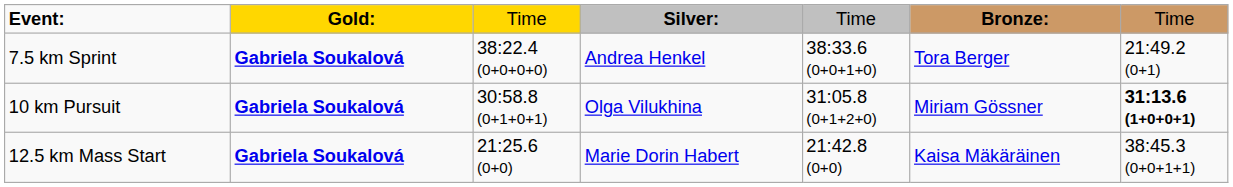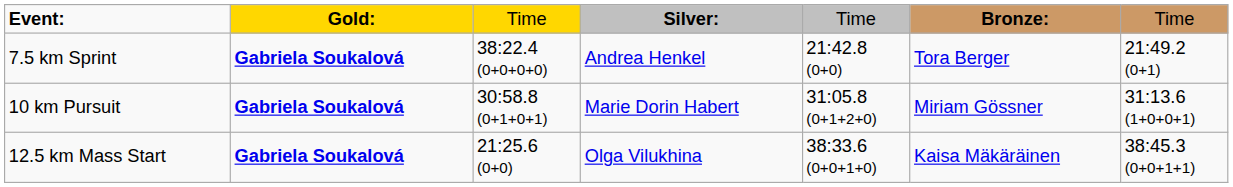(842, 58) 38:33.6 (0+0+1+0) -> (837, 58) 21:42.8 (0+0)
(643, 107) Olga Vilukhina -> (662, 107) Marie Dorin Habert
(1160, 107) bold -> (1160, 107) normal
(662, 157) Marie Dorin Habert -> (643, 157) Olga Vilukhina
(837, 157) 21:42.8 (0+0) -> (842, 157) 38:33.6 (0+0+1+0)
